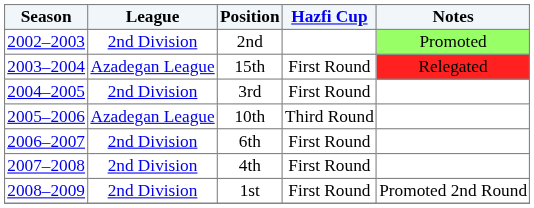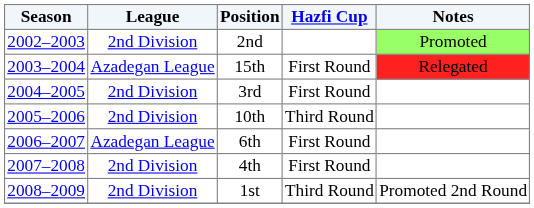(153, 116) Azadegan League -> (153, 116) 2nd Division
(153, 141) 2nd Division -> (153, 141) Azadegan League
(329, 190) First Round -> (329, 190) Third Round
